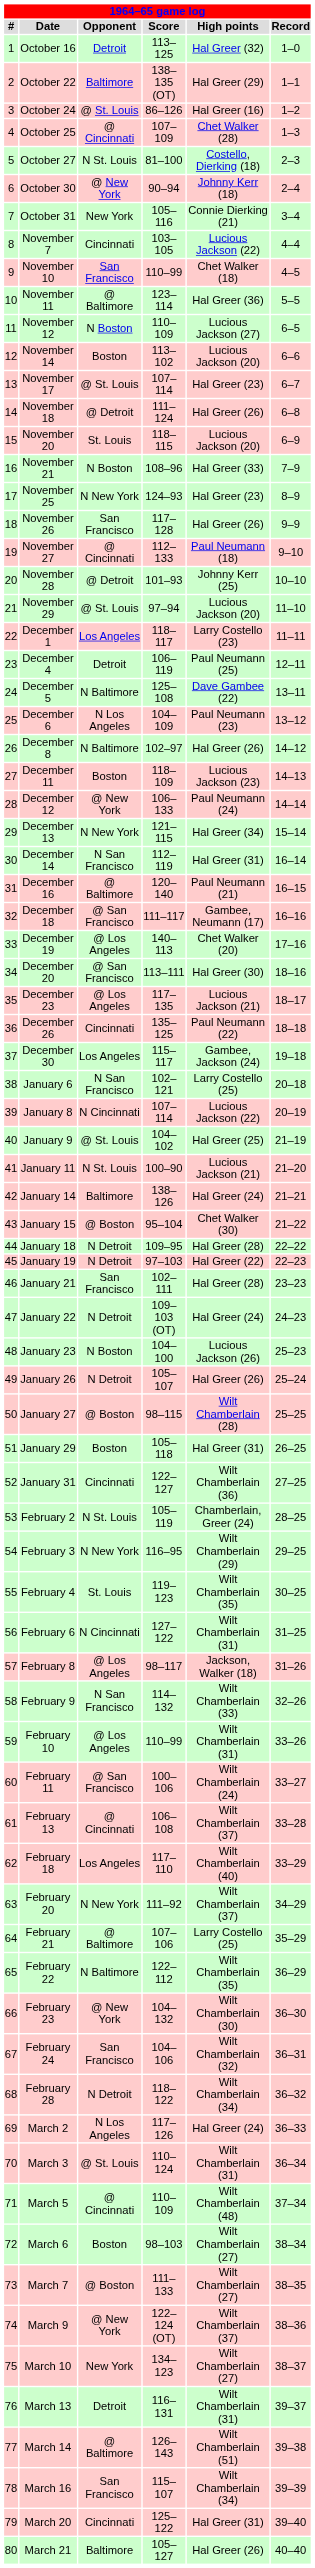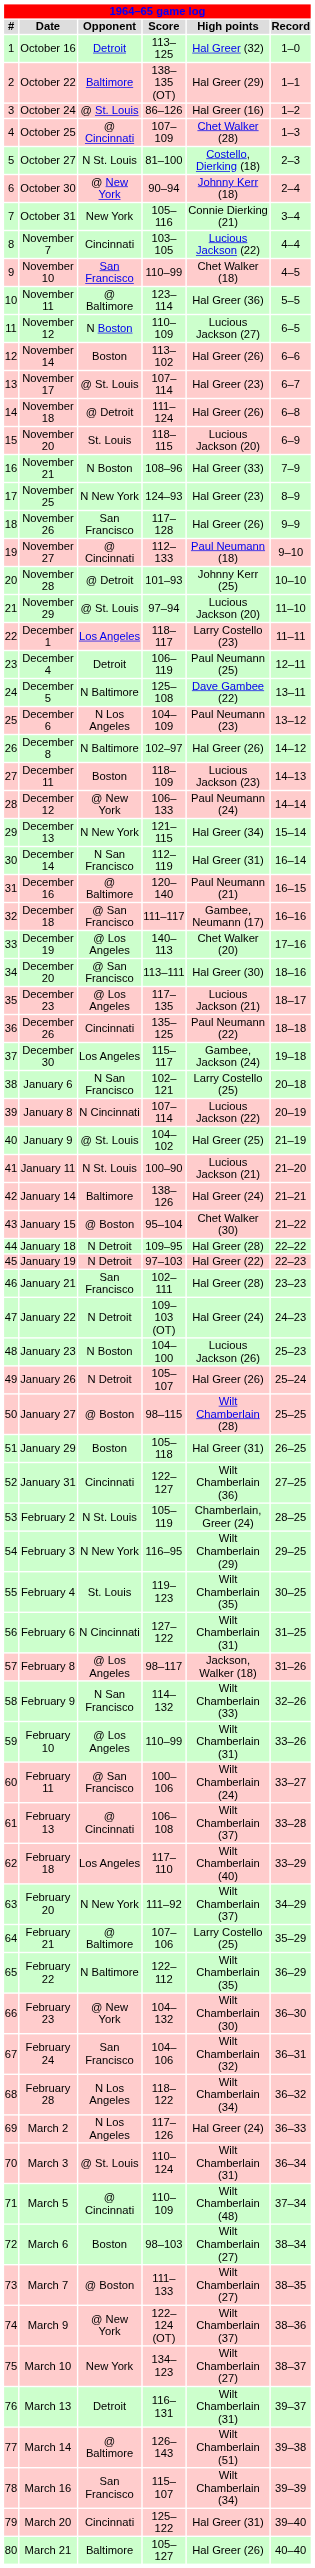(228, 356) Lucious Jackson (20) -> (228, 356) Hal Greer (26)
(110, 2094) N Detroit -> (110, 2094) N Los Angeles
